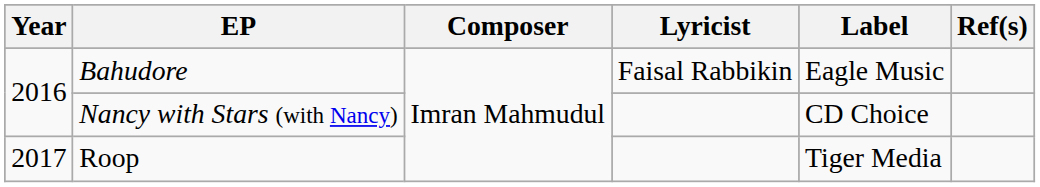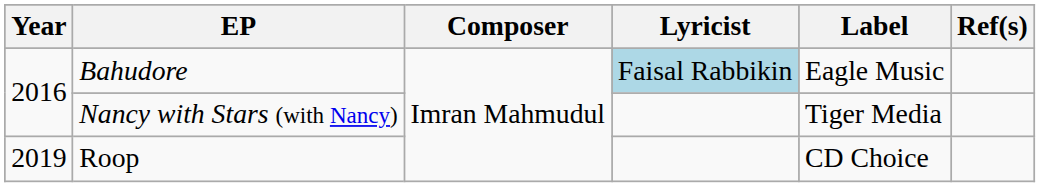(705, 70) no background -> (705, 70) lightblue background
(867, 114) CD Choice -> (873, 114) Tiger Media
(39, 158) 2017 -> (39, 158) 2019
(873, 158) Tiger Media -> (867, 158) CD Choice
